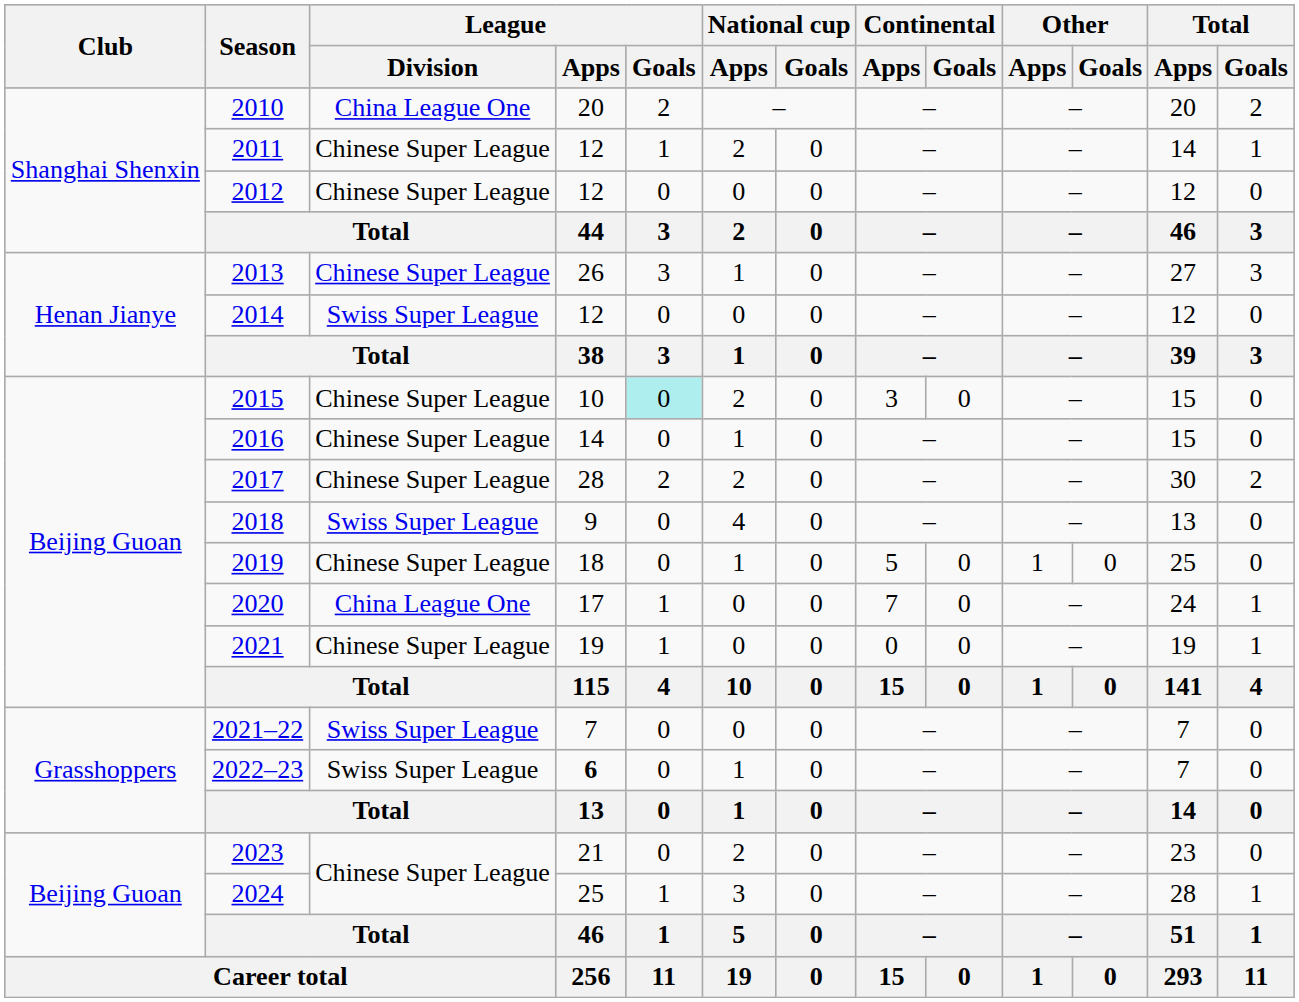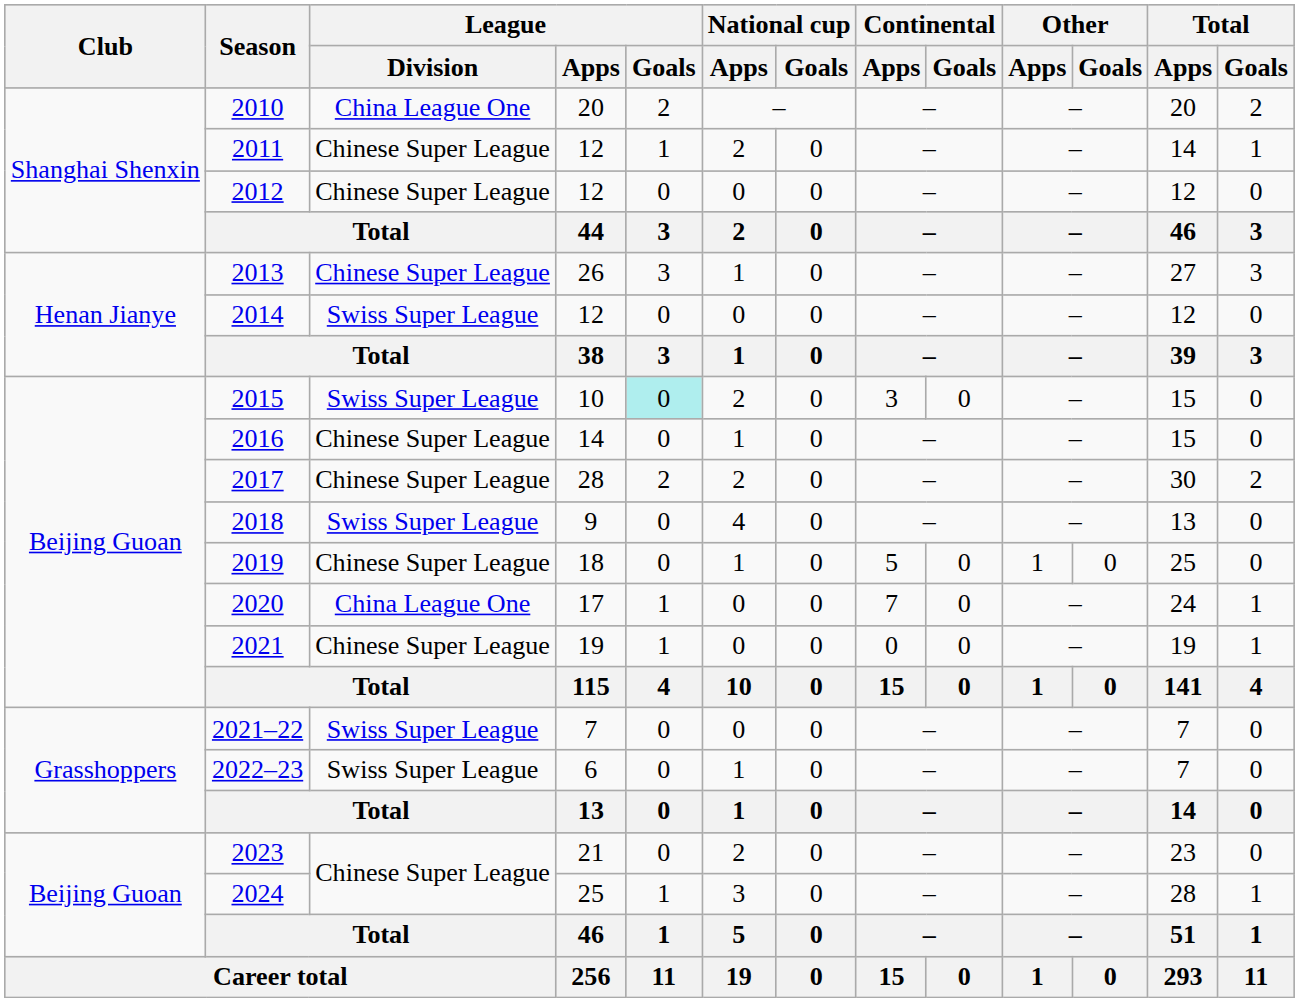(433, 397) Chinese Super League -> (433, 397) Swiss Super League
(591, 769) bold -> (591, 769) normal
